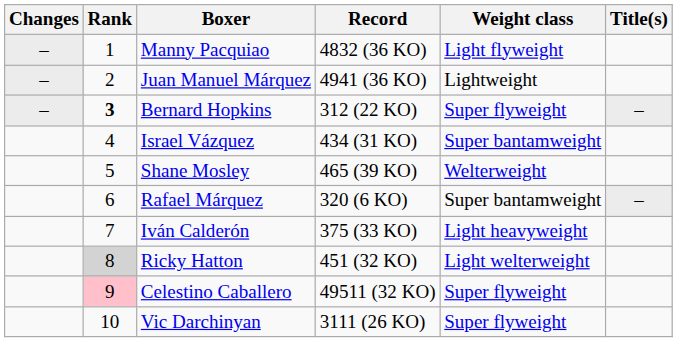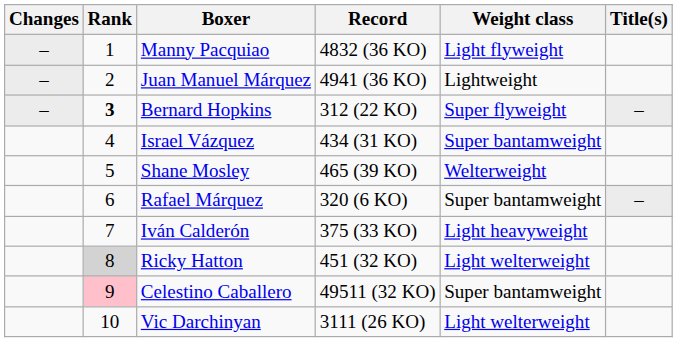(505, 291) Super flyweight -> (523, 291) Super bantamweight
(505, 321) Super flyweight -> (517, 321) Light welterweight
